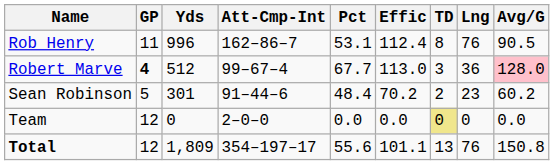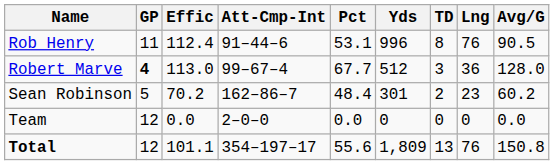columns swapped: (403, 18) <-> (190, 18)
(259, 43) 162–86–7 -> (255, 43) 91–44–6
(521, 69) pink background -> (521, 69) no background
(255, 95) 91–44–6 -> (259, 95) 162–86–7
(439, 121) khaki background -> (439, 121) no background
